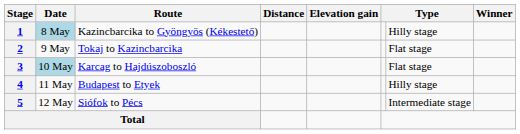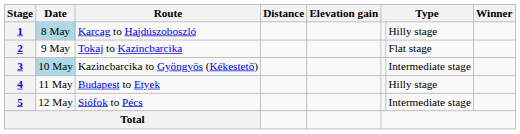(168, 31) Kazincbarcika to Gyöngyös (Kékestető) -> (137, 31) Karcag to Hajdúszoboszló
(137, 66) Karcag to Hajdúszoboszló -> (168, 66) Kazincbarcika to Gyöngyös (Kékestető)
(410, 66) Flat stage -> (430, 66) Intermediate stage
